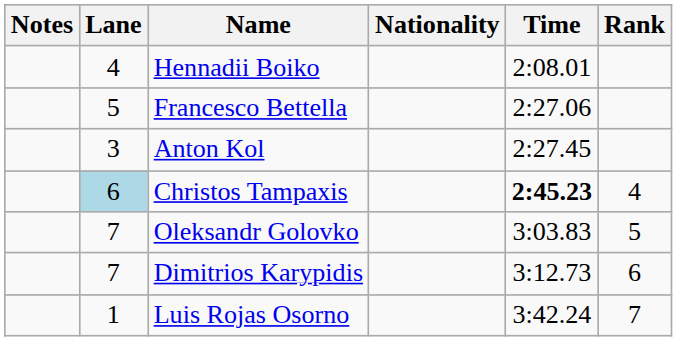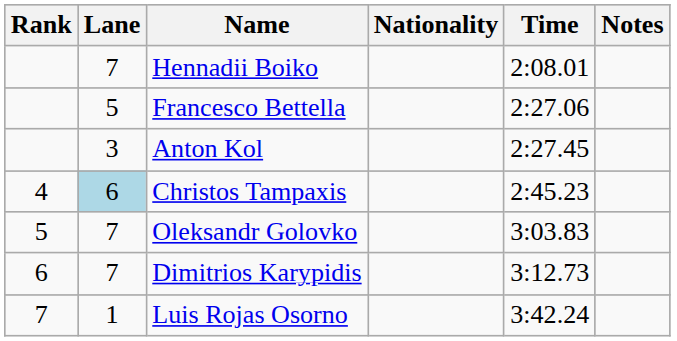columns swapped: (635, 25) <-> (42, 25)
(113, 66) 4 -> (112, 66) 7
(552, 190) bold -> (550, 190) normal
